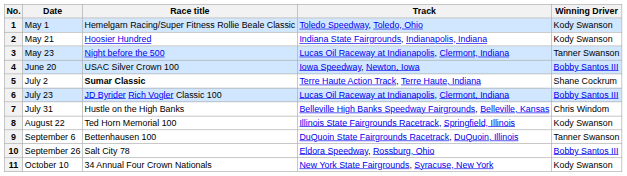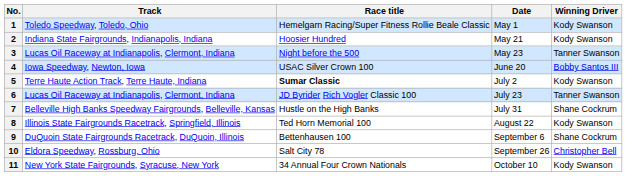columns swapped: (53, 11) <-> (424, 11)
(585, 81) Shane Cockrum -> (583, 81) Kody Swanson
(586, 94) Bobby Santos III -> (587, 94) Tanner Swanson
(581, 108) Chris Windom -> (585, 108) Shane Cockrum
(587, 136) Tanner Swanson -> (585, 136) Shane Cockrum
(586, 150) Bobby Santos III -> (585, 150) Christopher Bell
